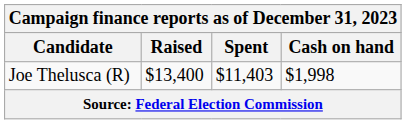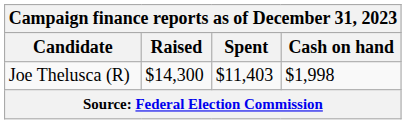(174, 75) $13,400 -> (174, 75) $14,300
